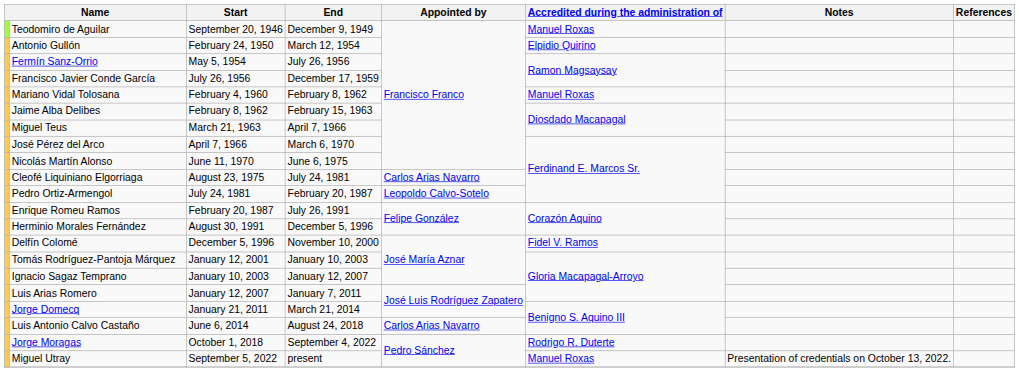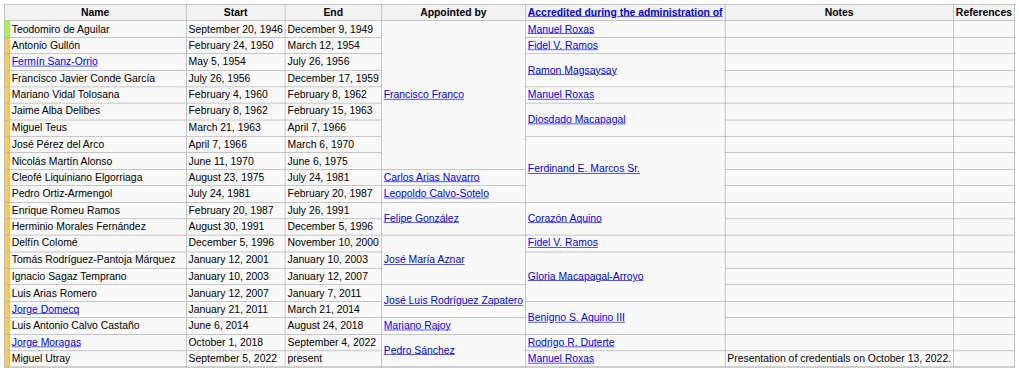(562, 45) Elpidio Quirino -> (563, 45) Fidel V. Ramos
(432, 326) Carlos Arias Navarro -> (417, 326) Mariano Rajoy
